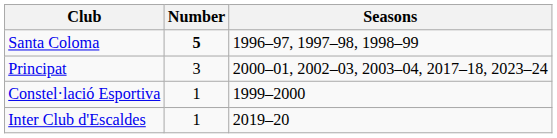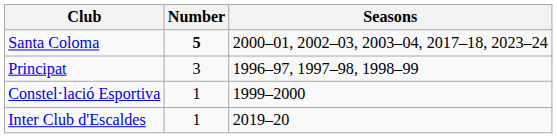(326, 42) 1996–97, 1997–98, 1998–99 -> (390, 42) 2000–01, 2002–03, 2003–04, 2017–18, 2023–24
(390, 68) 2000–01, 2002–03, 2003–04, 2017–18, 2023–24 -> (326, 68) 1996–97, 1997–98, 1998–99
